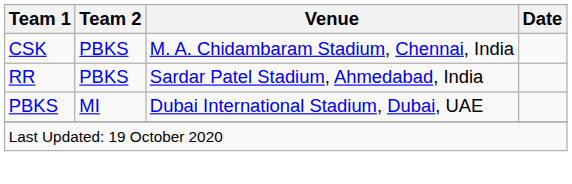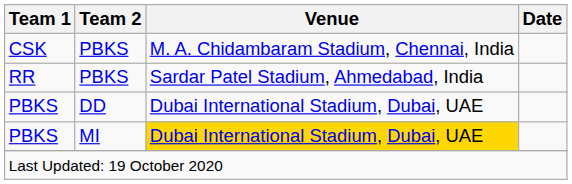+ row: (33, 106)
(317, 106) no background -> (317, 135) gold background
